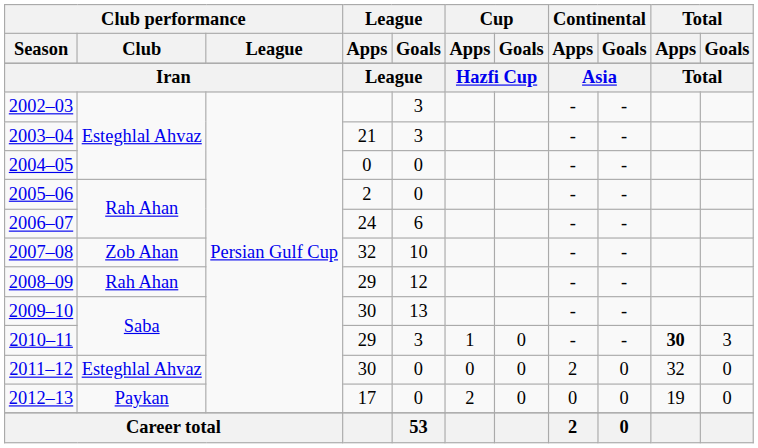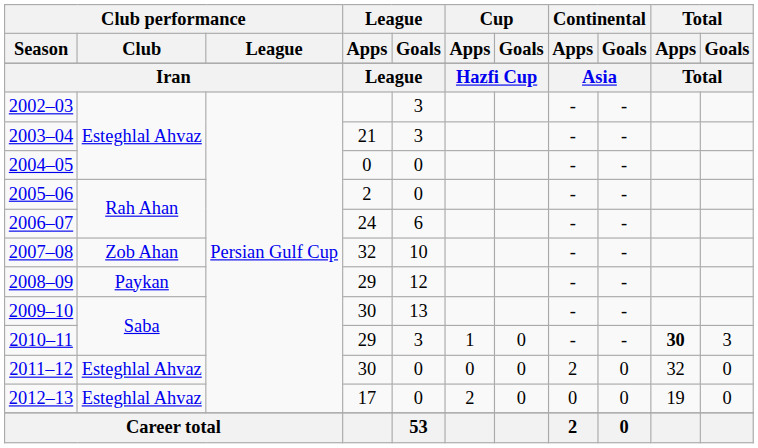(142, 281) Rah Ahan -> (142, 281) Paykan
(142, 398) Paykan -> (142, 398) Esteghlal Ahvaz
